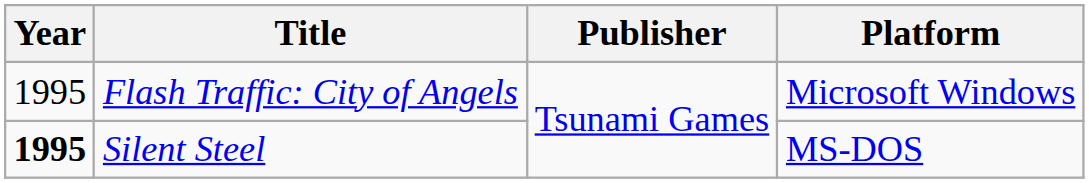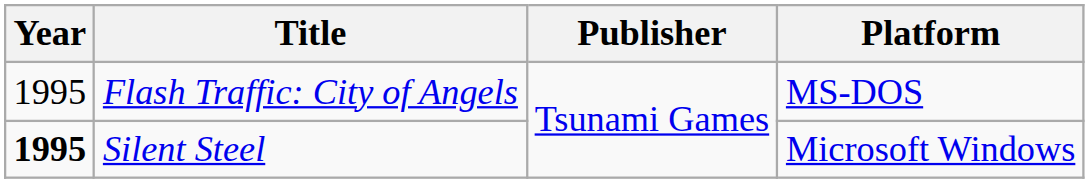(931, 90) Microsoft Windows -> (855, 90) MS-DOS
(855, 148) MS-DOS -> (931, 148) Microsoft Windows
